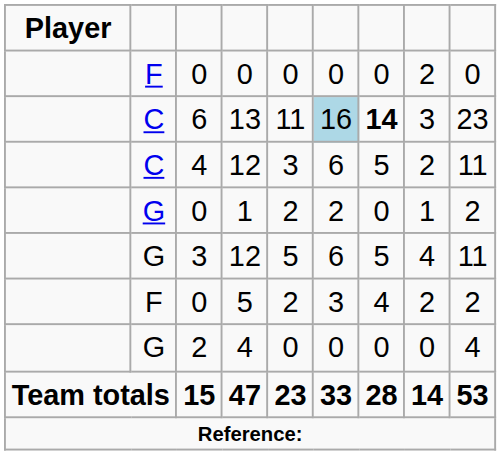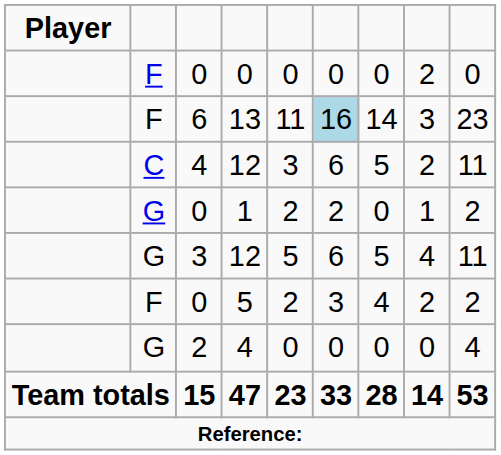(154, 119) C -> (154, 119) F
(382, 119) bold -> (382, 119) normal
